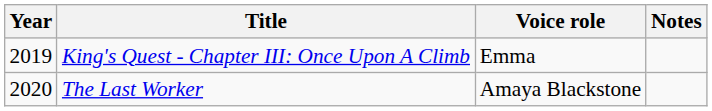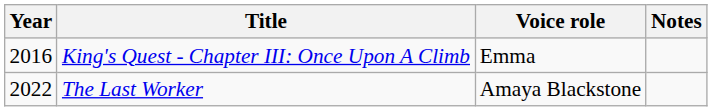(31, 55) 2019 -> (31, 55) 2016
(31, 88) 2020 -> (31, 88) 2022
